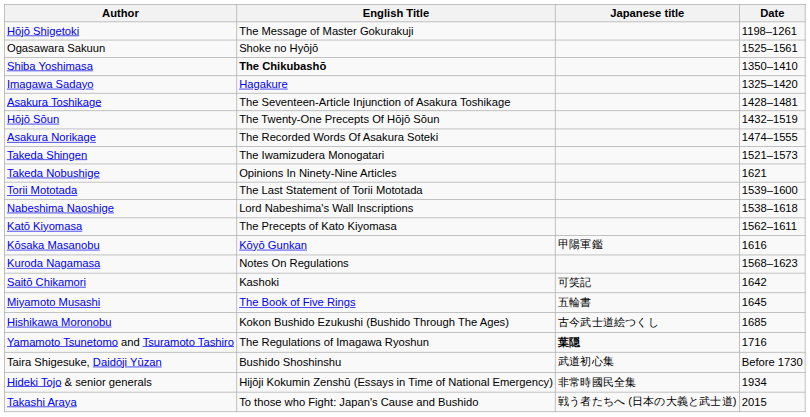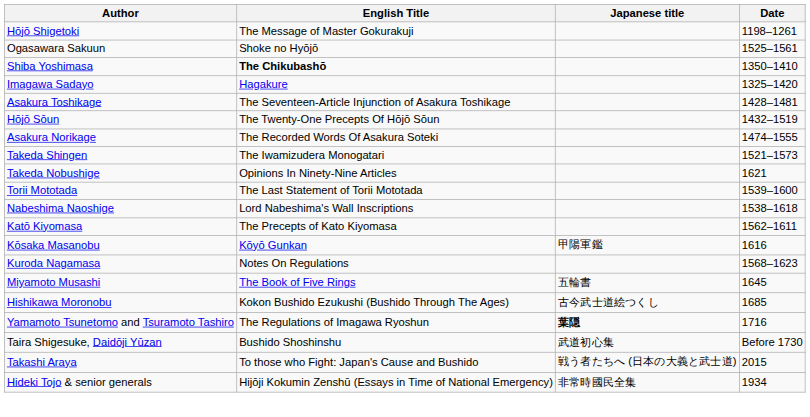- row: (46, 282)
rows swapped: (79, 382) <-> (42, 402)
